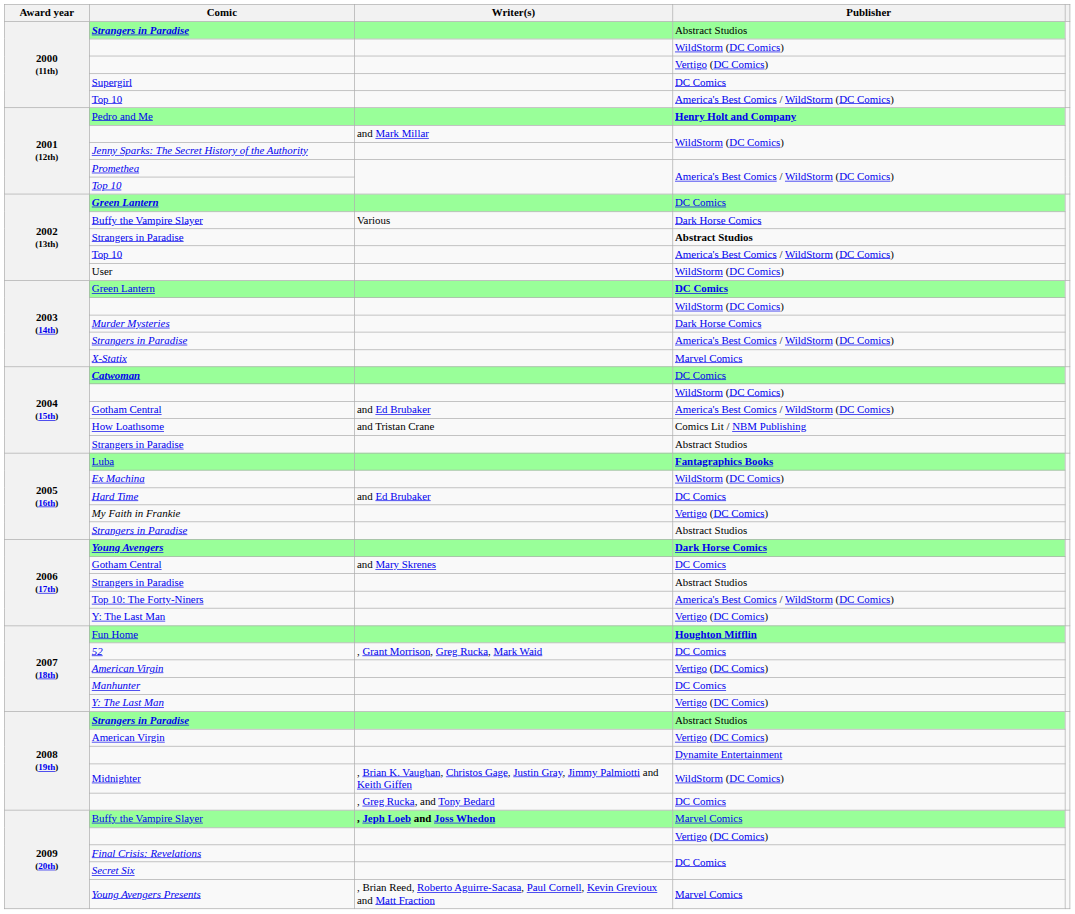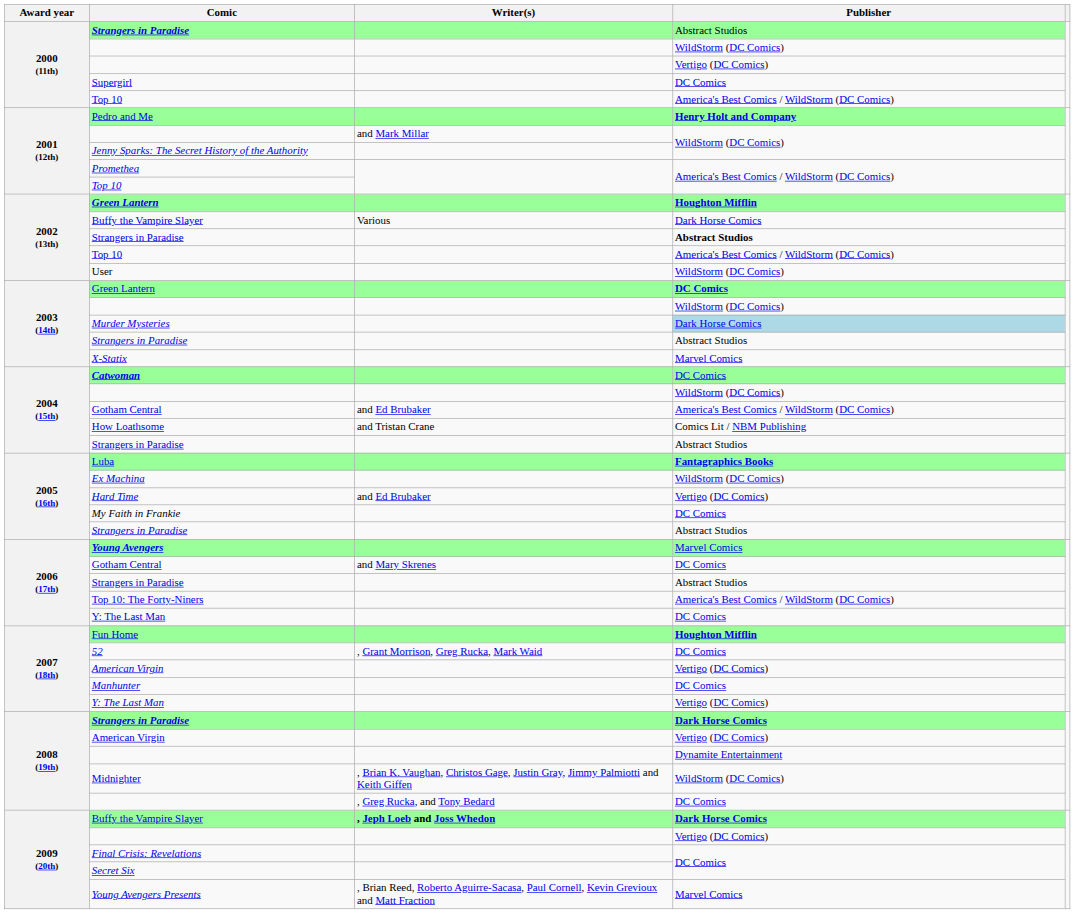(701, 202) DC Comics -> (716, 202) Houghton Mifflin
(718, 323) no background -> (718, 323) lightblue background
(784, 340) America's Best Comics / WildStorm (DC Comics) -> (711, 340) Abstract Studios
(701, 496) DC Comics -> (722, 496) Vertigo (DC Comics)
(722, 513) Vertigo (DC Comics) -> (701, 513) DC Comics
(721, 548) Dark Horse Comics -> (709, 548) Marvel Comics
(722, 617) Vertigo (DC Comics) -> (701, 617) DC Comics
(711, 720) Abstract Studios -> (721, 720) Dark Horse Comics
(709, 819) Marvel Comics -> (721, 819) Dark Horse Comics
